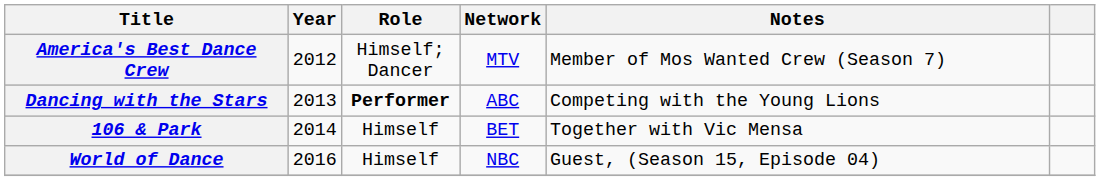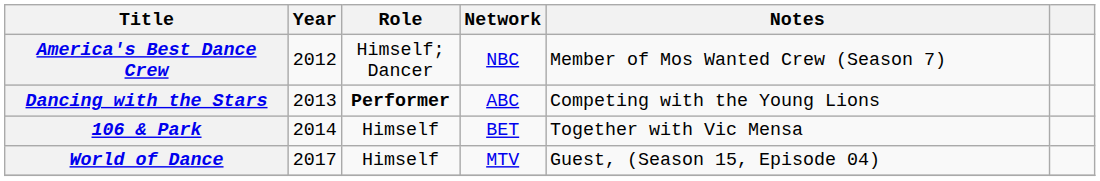(503, 60) MTV -> (503, 60) NBC
(315, 160) 2016 -> (315, 160) 2017
(503, 160) NBC -> (503, 160) MTV
